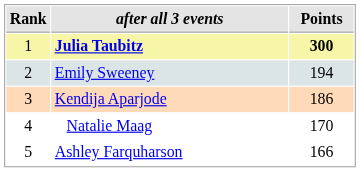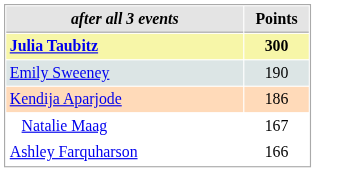- column: (28, 18)
(322, 72) 194 -> (277, 72) 190
(322, 125) 170 -> (277, 125) 167
